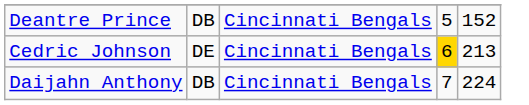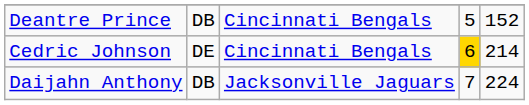(479, 52) 213 -> (502, 52) 214
(328, 83) Cincinnati Bengals -> (339, 83) Jacksonville Jaguars
